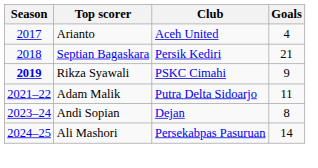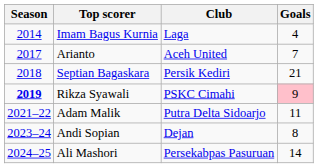+ row: (107, 34)
(287, 34) 4 -> (295, 53) 7
(287, 73) no background -> (295, 93) pink background
